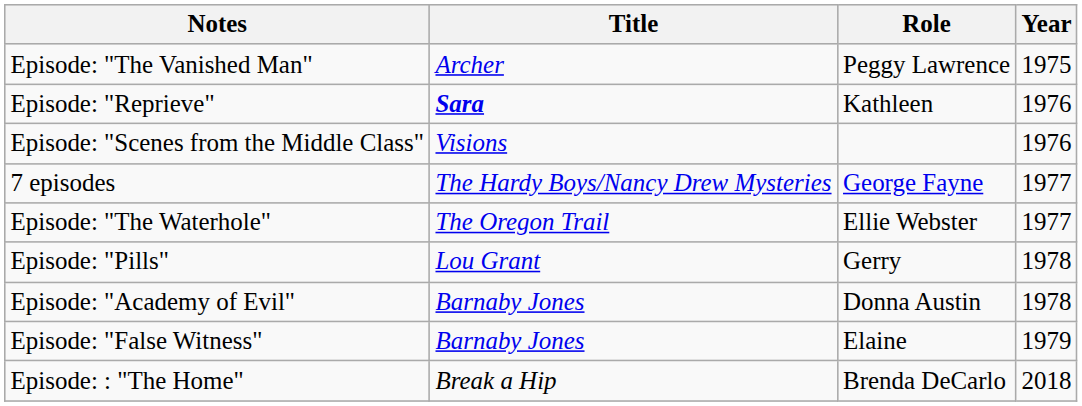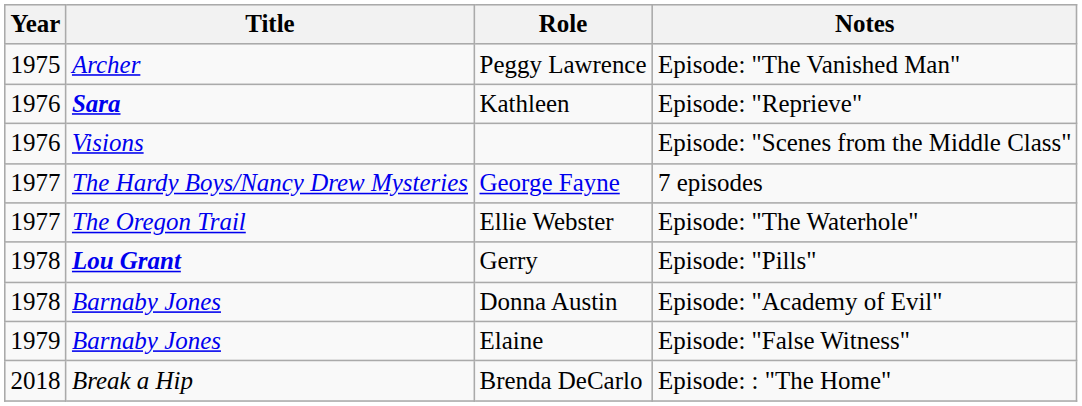columns swapped: (1047, 24) <-> (217, 24)
(488, 261) normal -> (126, 261) bold
